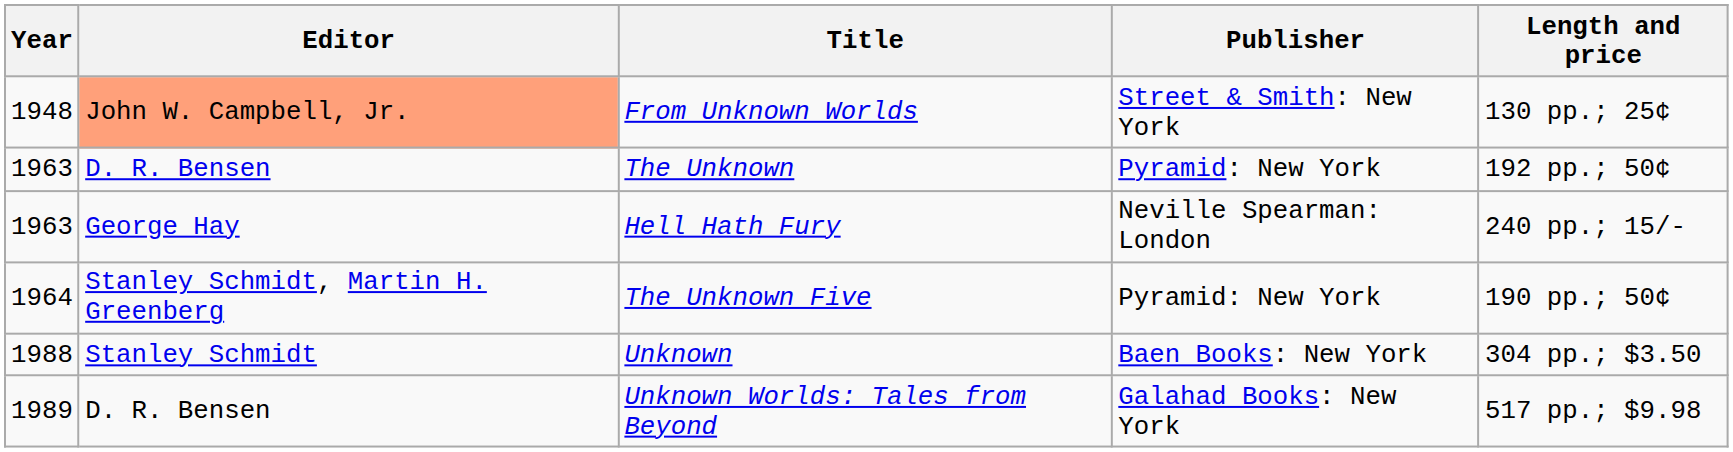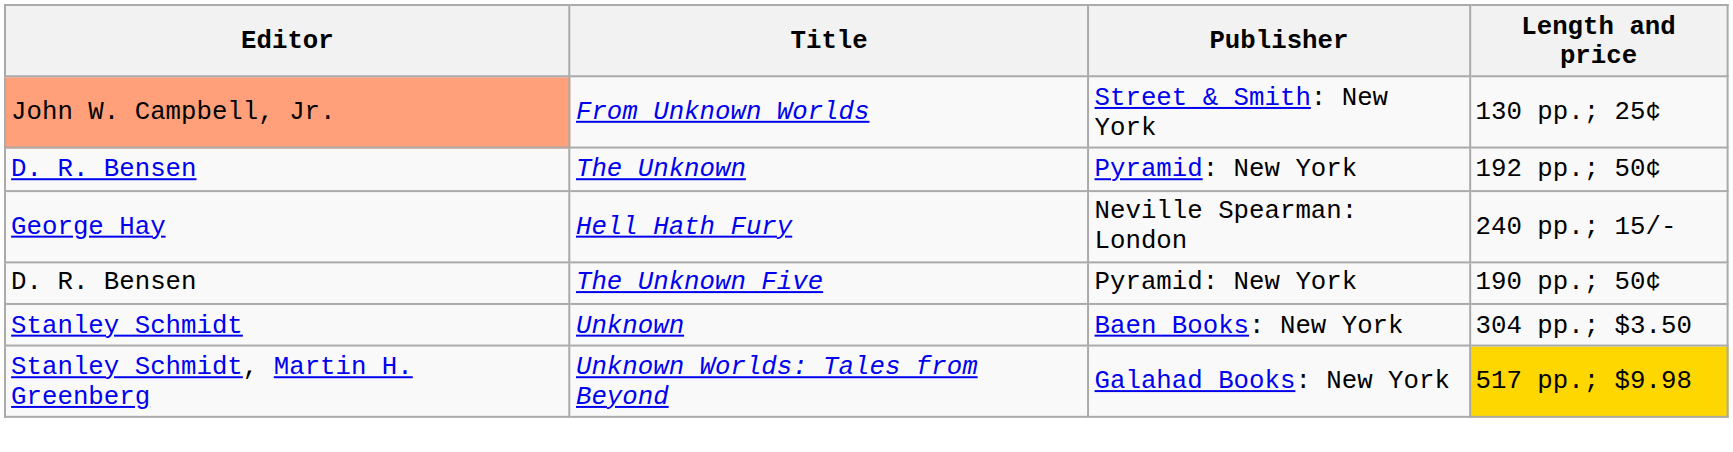- column: (42, 41)
(286, 298) Stanley Schmidt, Martin H. Greenberg -> (104, 283) D. R. Bensen
(178, 411) D. R. Bensen -> (212, 382) Stanley Schmidt, Martin H. Greenberg
(1593, 411) no background -> (1584, 382) gold background
